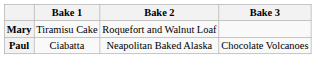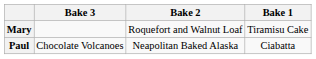columns swapped: (67, 12) <-> (265, 12)
